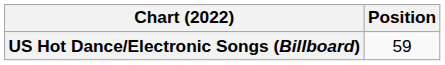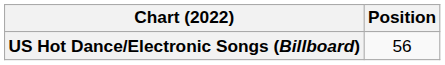(402, 45) 59 -> (402, 45) 56
